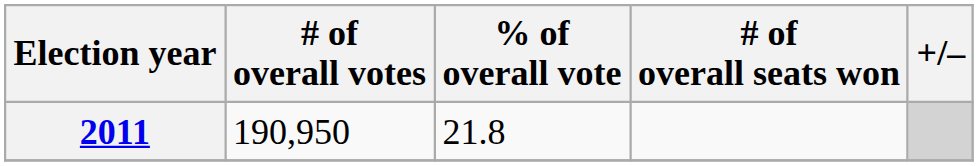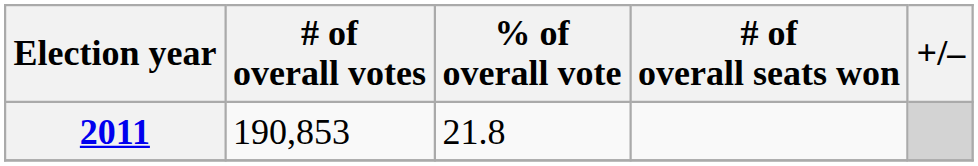(291, 130) 190,950 -> (291, 130) 190,853
